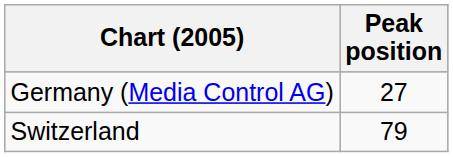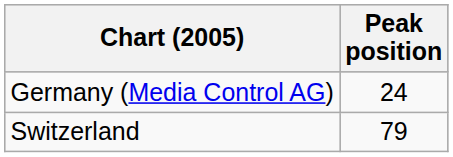(394, 91) 27 -> (394, 91) 24
